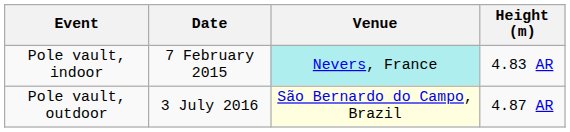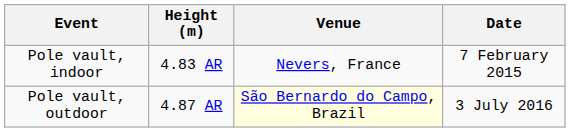columns swapped: (522, 25) <-> (210, 25)
(375, 66) paleturquoise background -> (339, 66) no background
